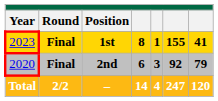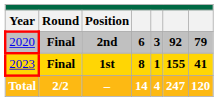rows swapped: (107, 64) <-> (107, 42)
